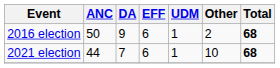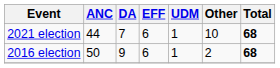rows swapped: (44, 33) <-> (44, 53)
